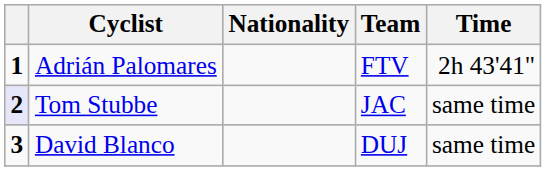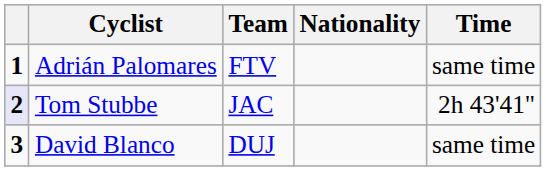columns swapped: (289, 24) <-> (391, 24)
(487, 64) 2h 43'41" -> (484, 64) same time
(484, 104) same time -> (487, 104) 2h 43'41"
